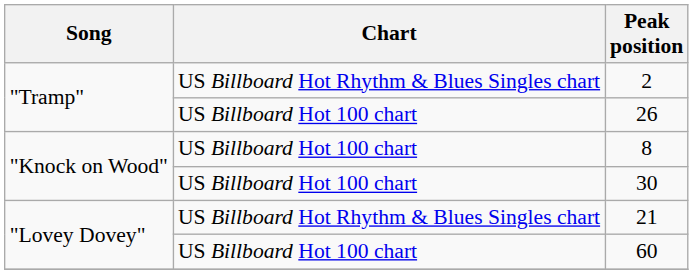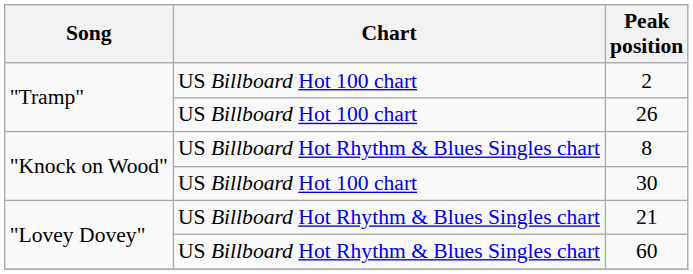(389, 80) US Billboard Hot Rhythm & Blues Singles chart -> (297, 80) US Billboard Hot 100 chart
(297, 148) US Billboard Hot 100 chart -> (389, 148) US Billboard Hot Rhythm & Blues Singles chart
(297, 251) US Billboard Hot 100 chart -> (389, 251) US Billboard Hot Rhythm & Blues Singles chart
